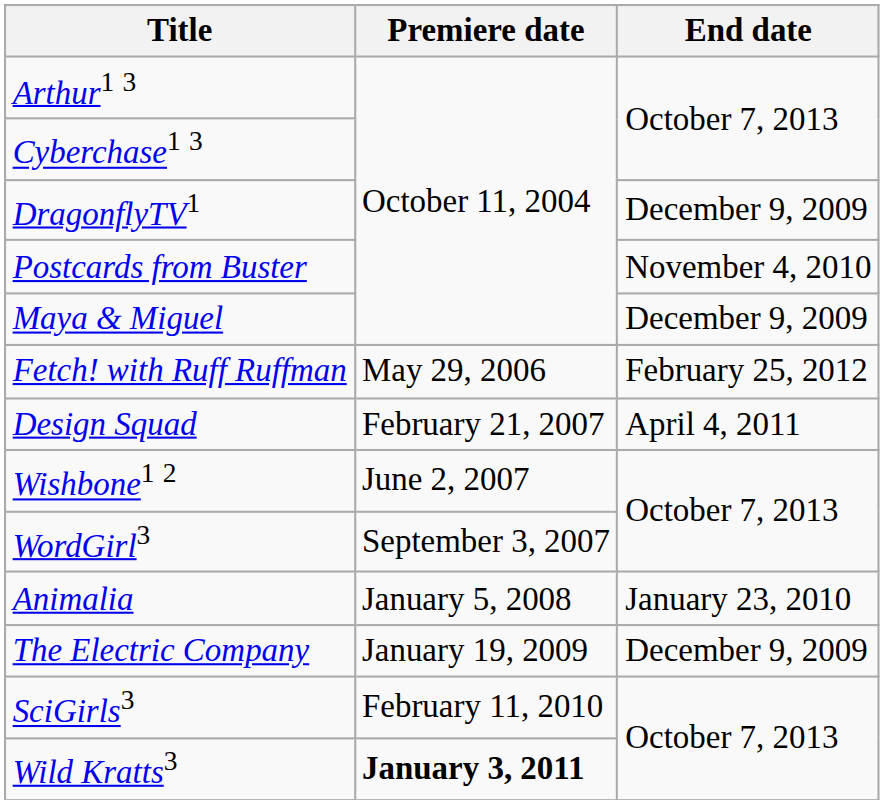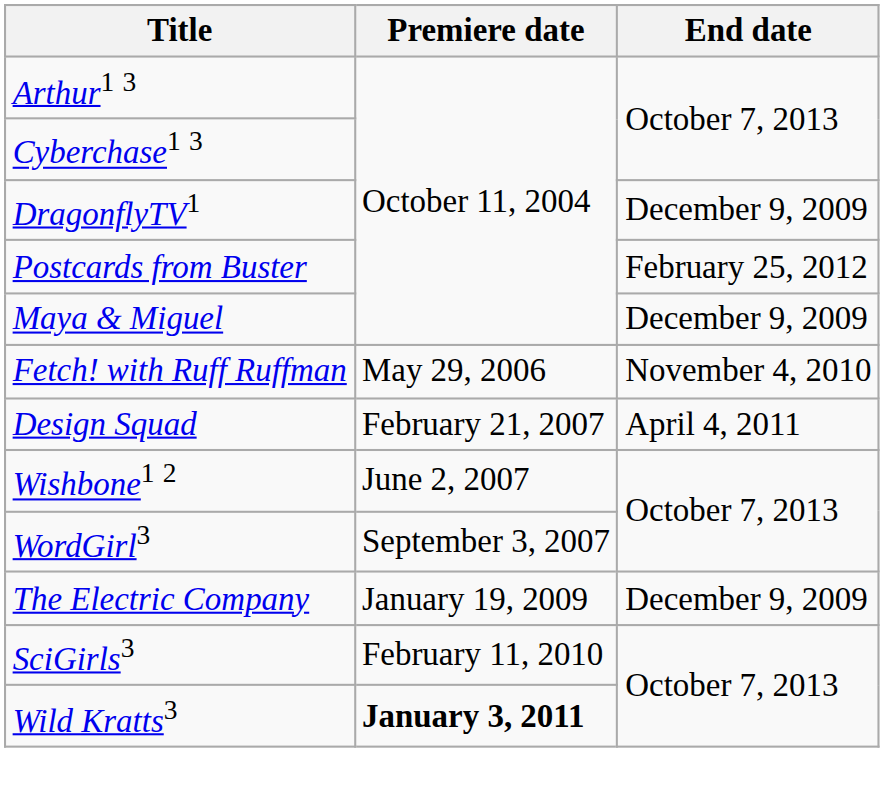(748, 266) November 4, 2010 -> (747, 266) February 25, 2012
(747, 371) February 25, 2012 -> (748, 371) November 4, 2010
- row: (73, 597)
